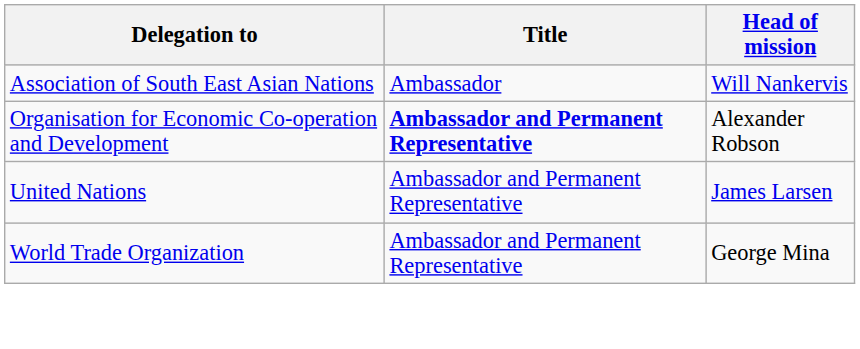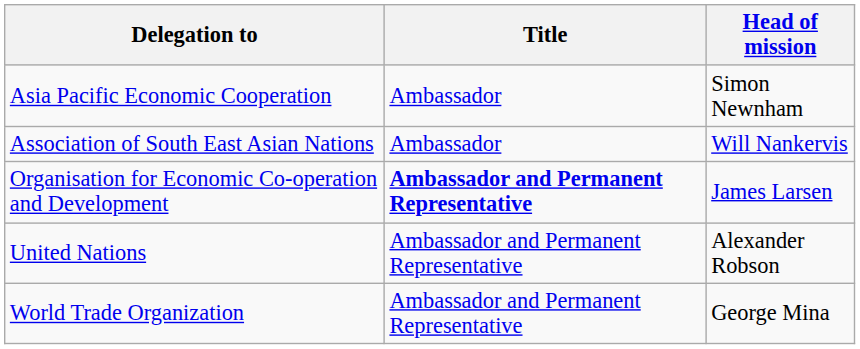+ row: (171, 95)
(758, 131) Alexander Robson -> (772, 191) James Larsen
(772, 191) James Larsen -> (758, 252) Alexander Robson
